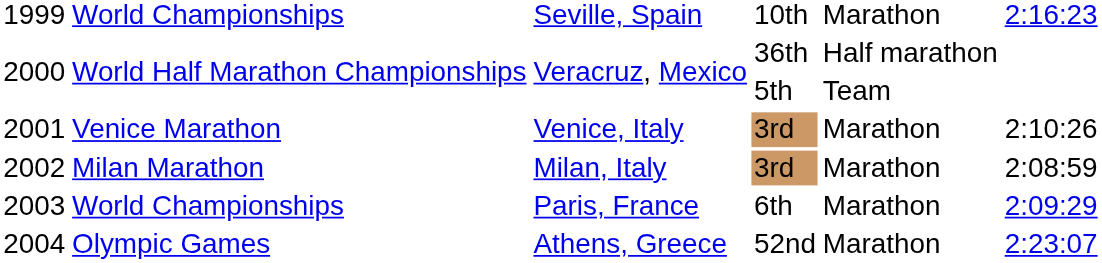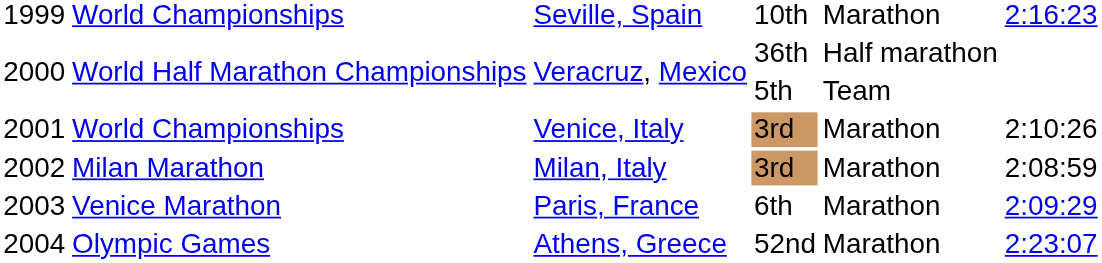(177, 129) Venice Marathon -> (208, 129) World Championships
(208, 205) World Championships -> (177, 205) Venice Marathon
